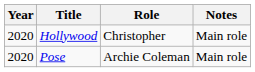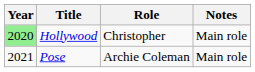(21, 35) no background -> (21, 35) lightgreen background
(21, 56) 2020 -> (21, 56) 2021
